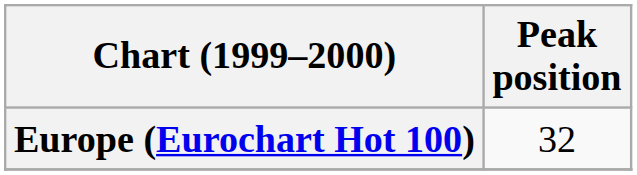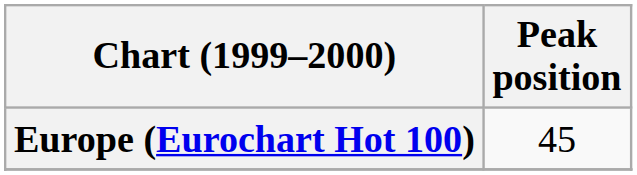(557, 137) 32 -> (557, 137) 45
